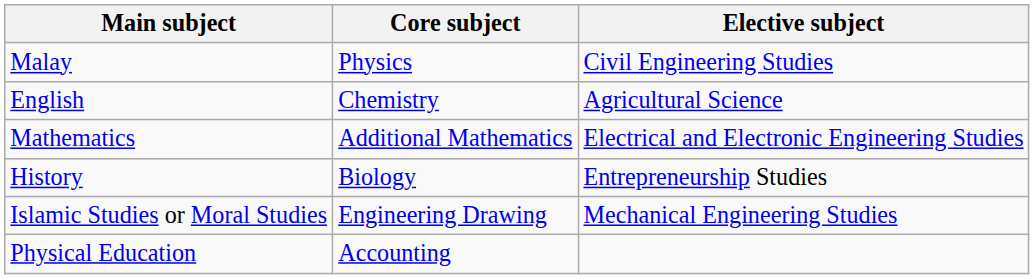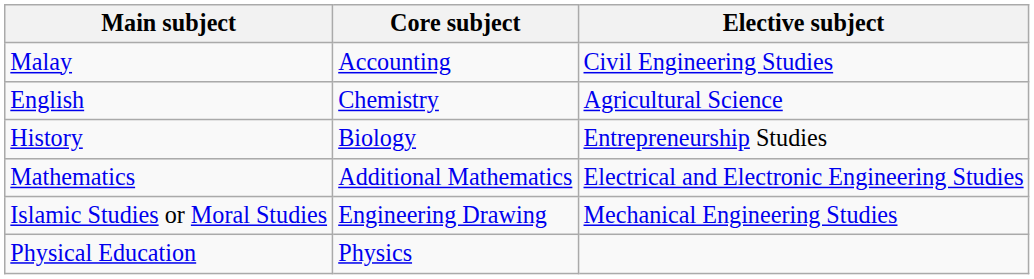(375, 61) Physics -> (395, 61) Accounting
rows swapped: (73, 138) <-> (47, 176)
(395, 253) Accounting -> (375, 253) Physics
